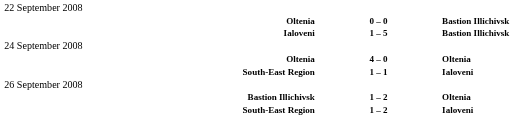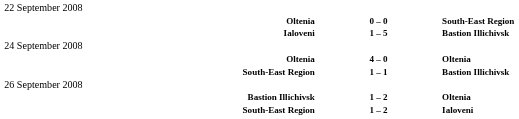(476, 20) Bastion Illichivsk -> (478, 20) South-East Region
(458, 71) Ialoveni -> (476, 71) Bastion Illichivsk
